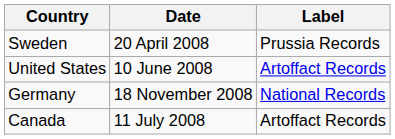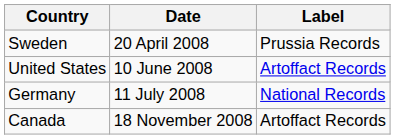(183, 95) 18 November 2008 -> (159, 95) 11 July 2008
(159, 120) 11 July 2008 -> (183, 120) 18 November 2008
